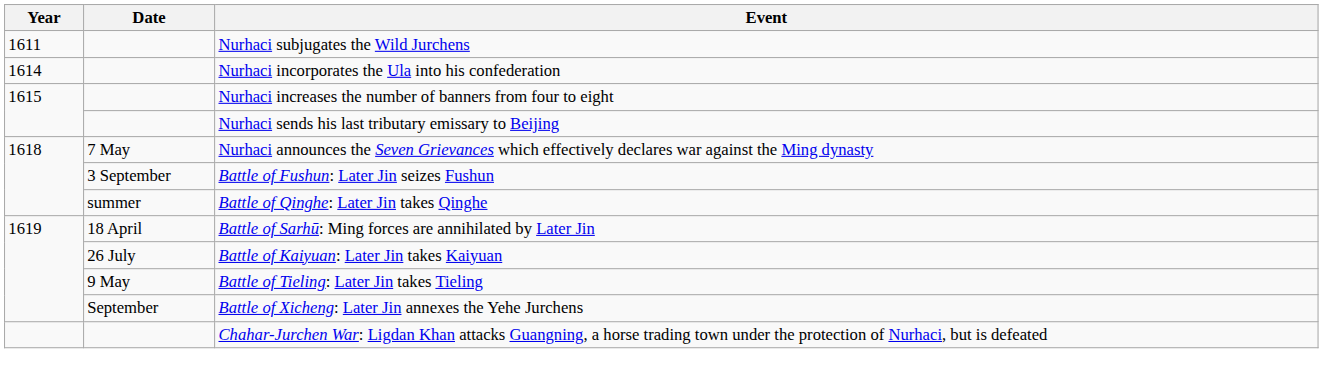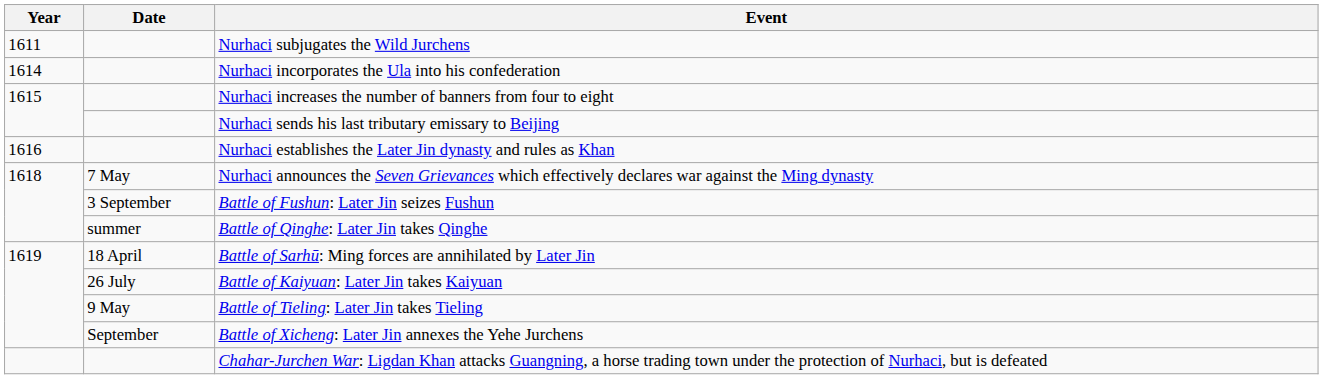+ row: (417, 149)
